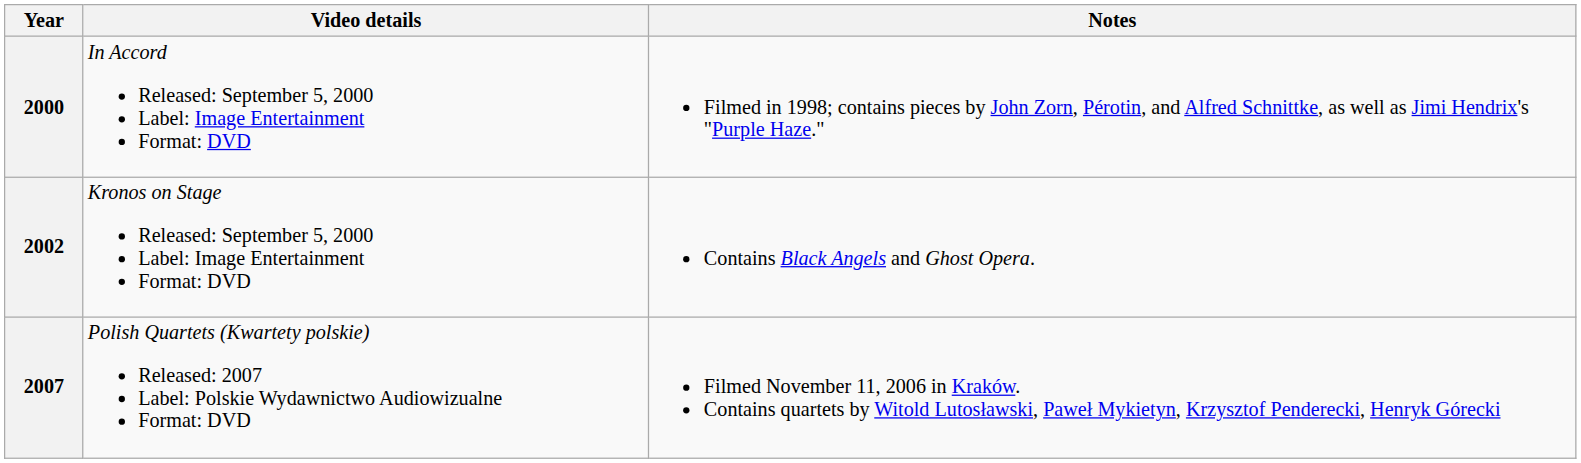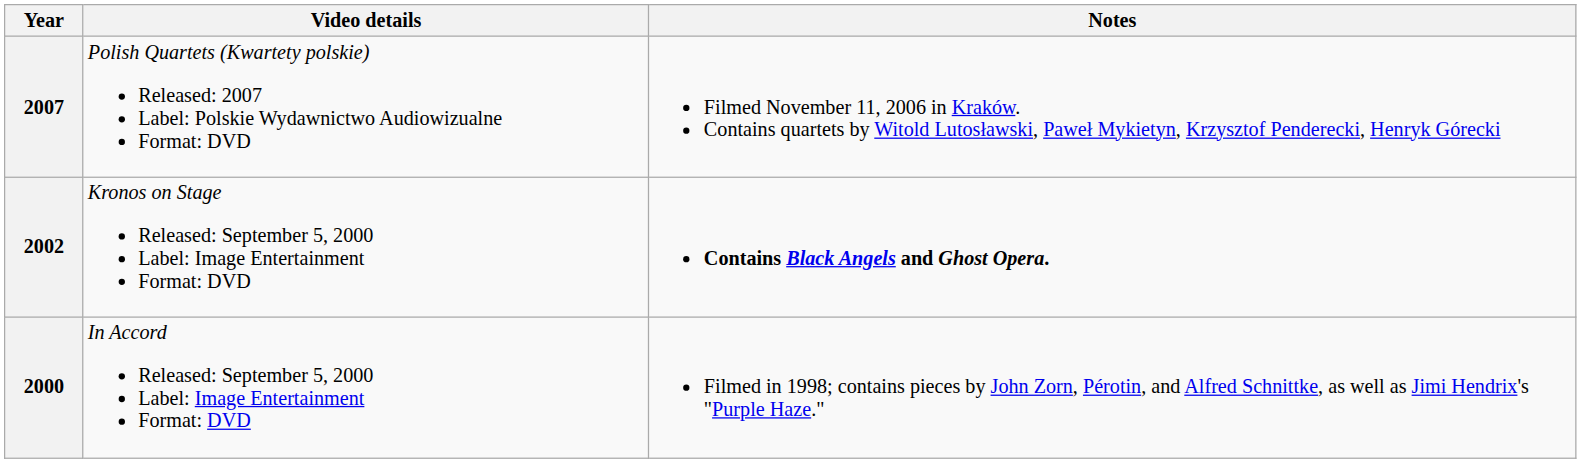rows swapped: (44, 106) <-> (44, 387)
(1112, 258) normal -> (1112, 258) bold
